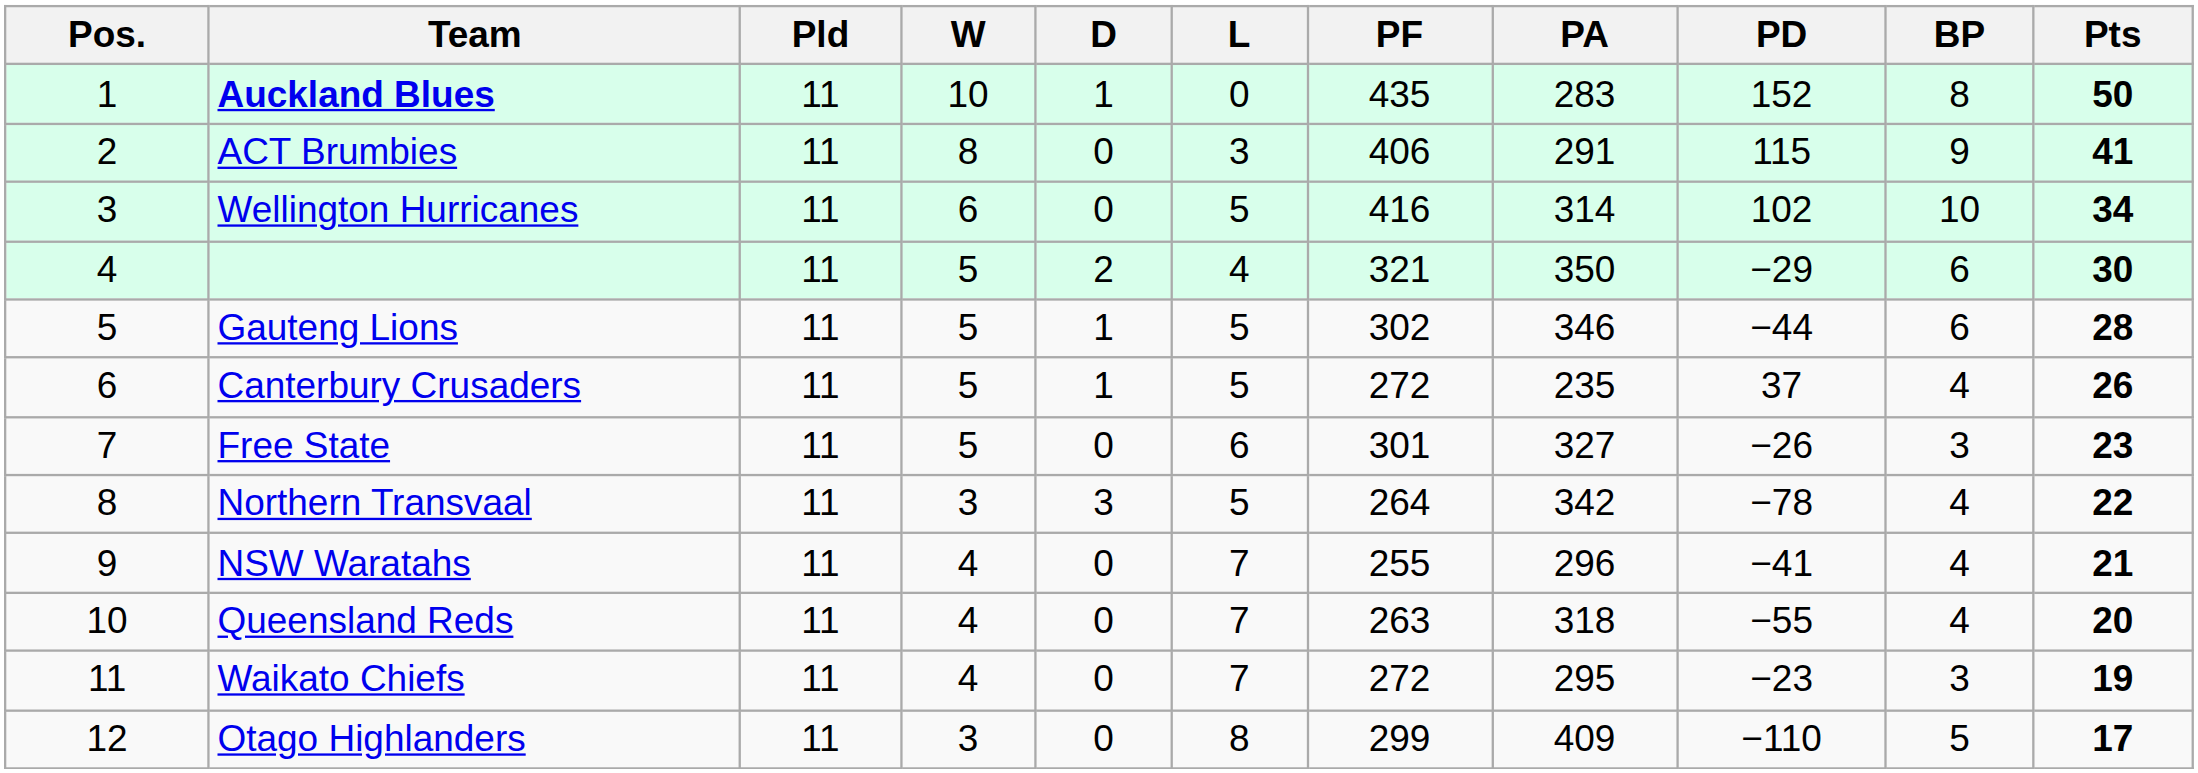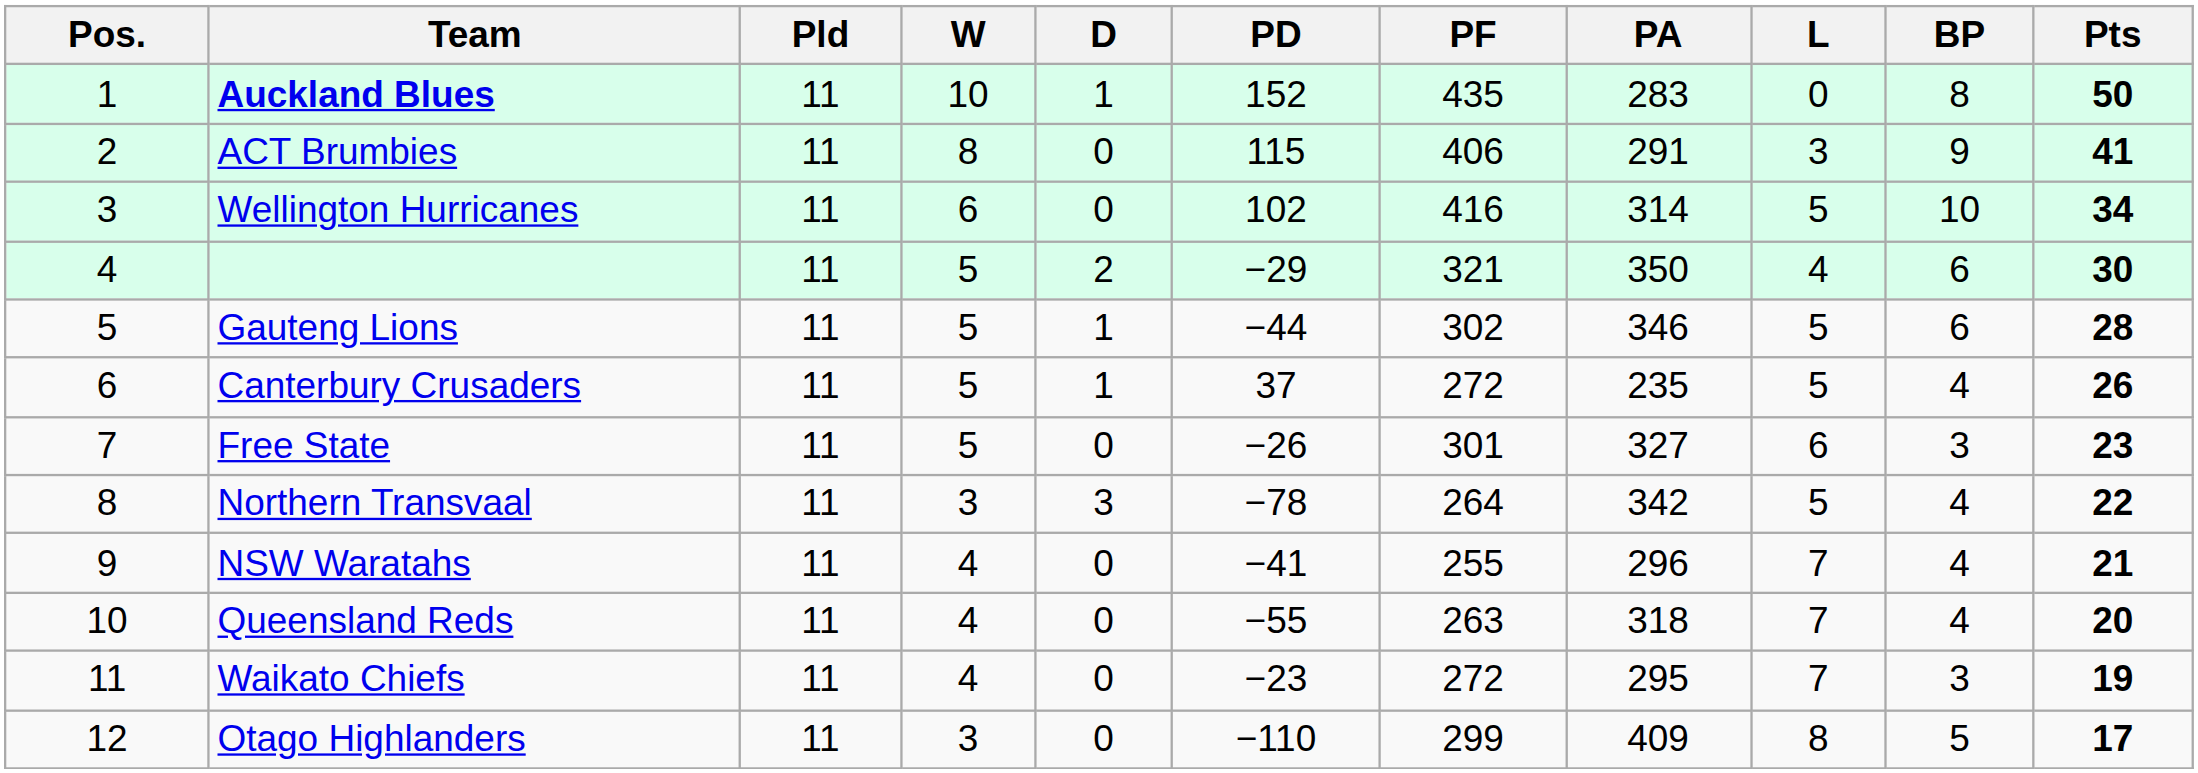columns swapped: (1239, 34) <-> (1782, 34)
